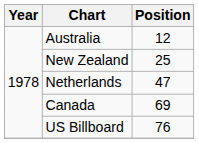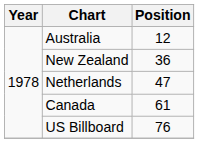(163, 60) 25 -> (163, 60) 36
(163, 104) 69 -> (163, 104) 61
